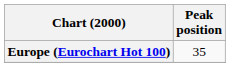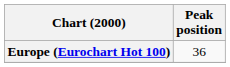(199, 51) 35 -> (199, 51) 36
